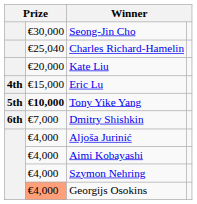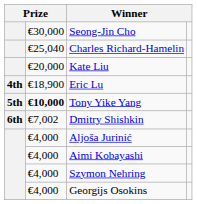(46, 84) €15,000 -> (46, 84) €18,900
(43, 119) €7,000 -> (43, 119) €7,002
(43, 191) lightsalmon background -> (43, 191) no background
